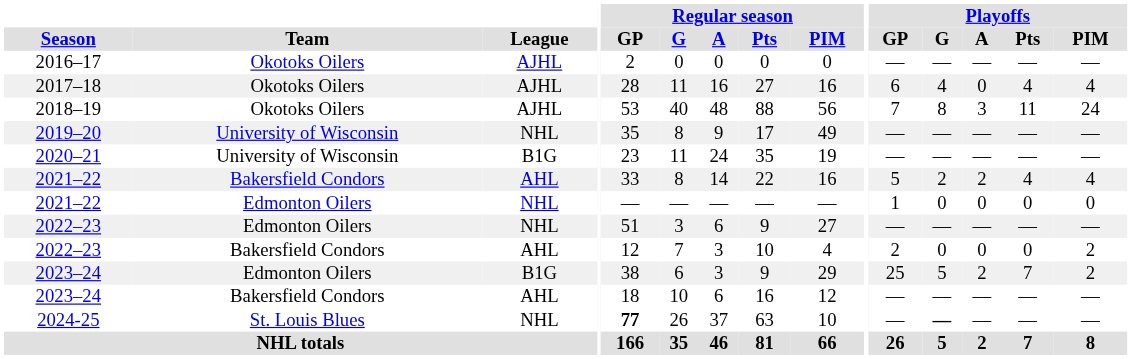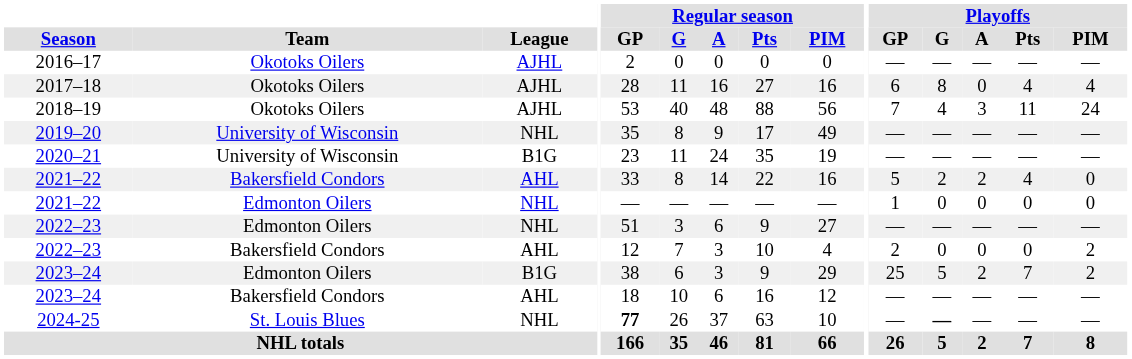(942, 85) 4 -> (942, 85) 8
(942, 109) 8 -> (942, 109) 4
(1090, 179) 4 -> (1090, 179) 0
